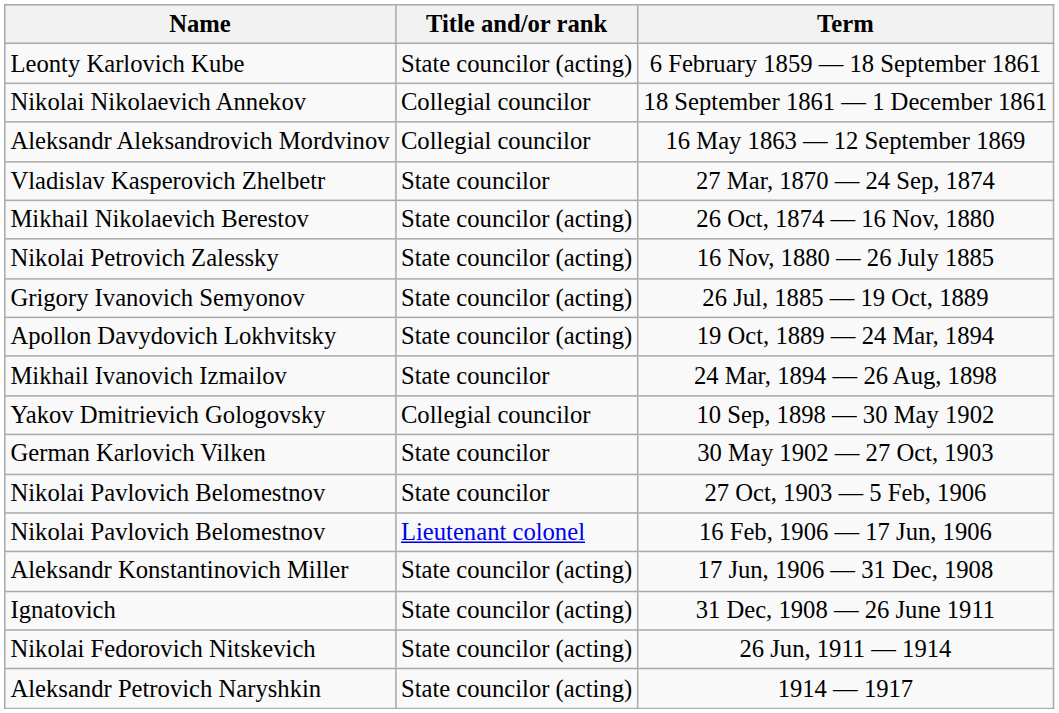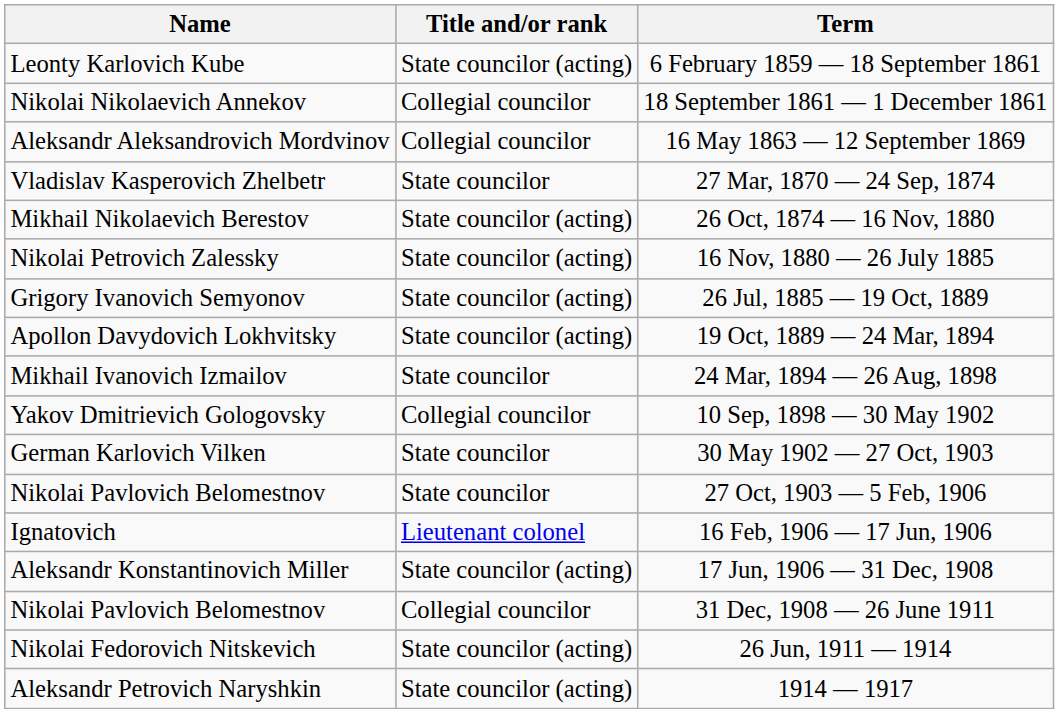(168, 532) Nikolai Pavlovich Belomestnov -> (63, 532) Ignatovich
(63, 610) Ignatovich -> (168, 610) Nikolai Pavlovich Belomestnov
(517, 610) State councilor (acting) -> (496, 610) Collegial councilor
